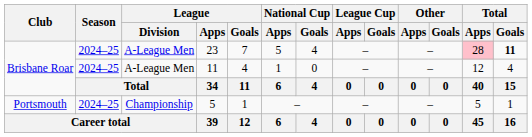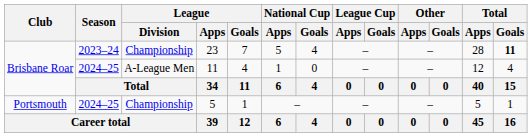(99, 50) 2024–25 -> (99, 50) 2023–24
(159, 50) A-League Men -> (159, 50) Championship
(478, 50) pink background -> (478, 50) no background
